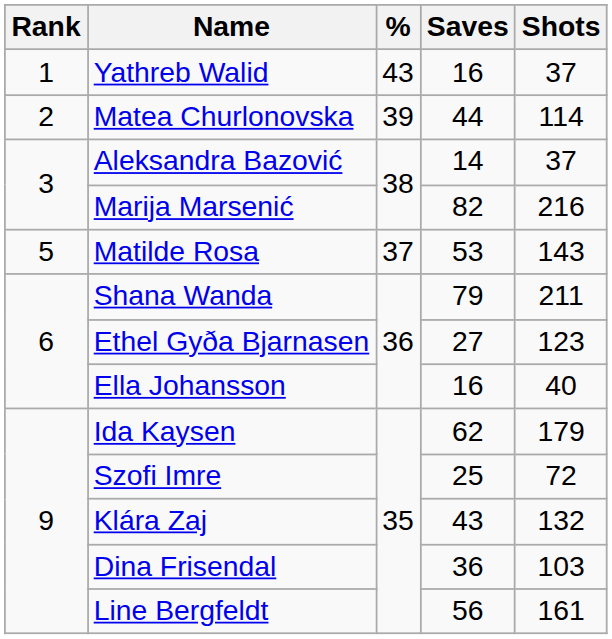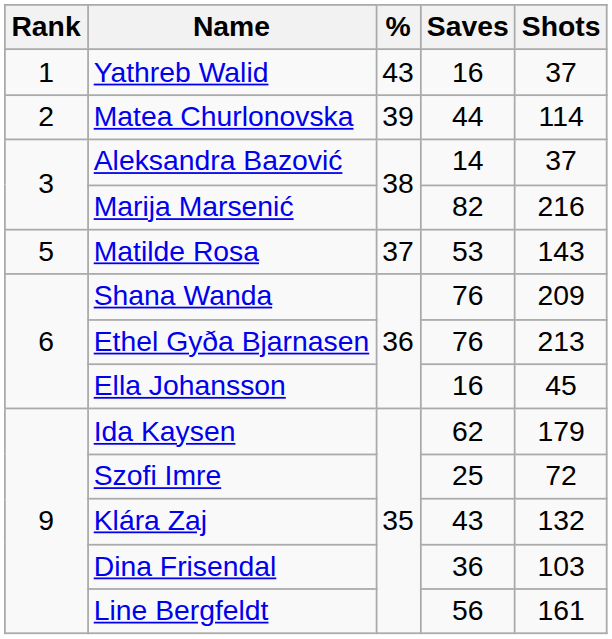(468, 296) 79 -> (468, 296) 76
(561, 296) 211 -> (561, 296) 209
(468, 341) 27 -> (468, 341) 76
(561, 341) 123 -> (561, 341) 213
(561, 386) 40 -> (561, 386) 45
